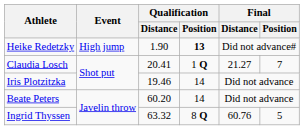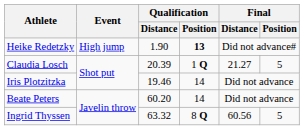(159, 64) 20.41 -> (159, 64) 20.39
(280, 64) 7 -> (280, 64) 5
(239, 116) 60.76 -> (239, 116) 60.56
